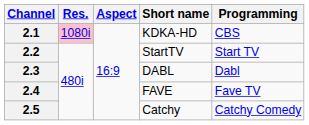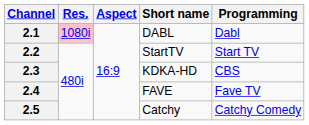(170, 33) KDKA-HD -> (158, 33) DABL
(227, 33) CBS -> (227, 33) Dabl
(158, 71) DABL -> (170, 71) KDKA-HD
(227, 71) Dabl -> (227, 71) CBS
